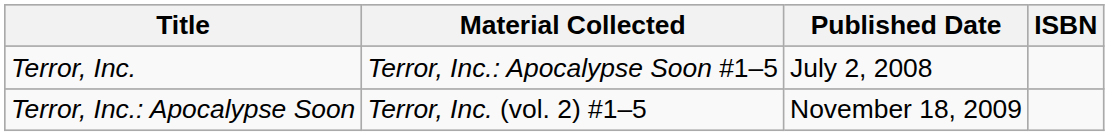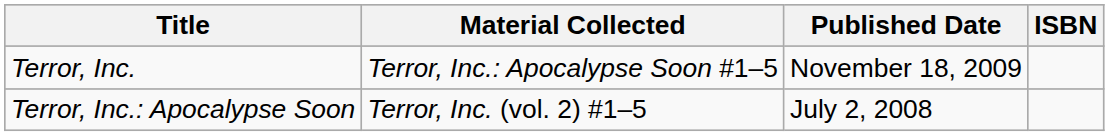(861, 67) July 2, 2008 -> (906, 67) November 18, 2009
(906, 109) November 18, 2009 -> (861, 109) July 2, 2008
